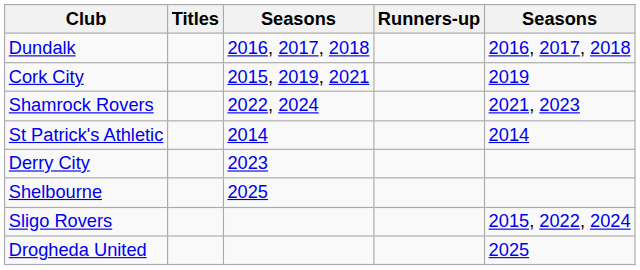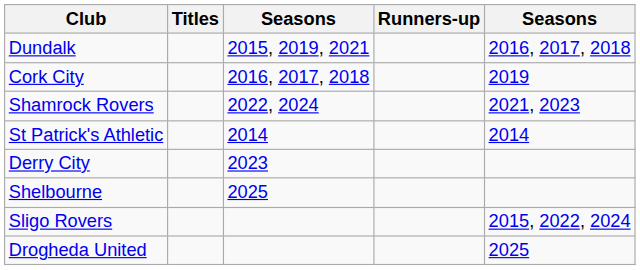(298, 47) 2016, 2017, 2018 -> (298, 47) 2015, 2019, 2021
(298, 76) 2015, 2019, 2021 -> (298, 76) 2016, 2017, 2018
